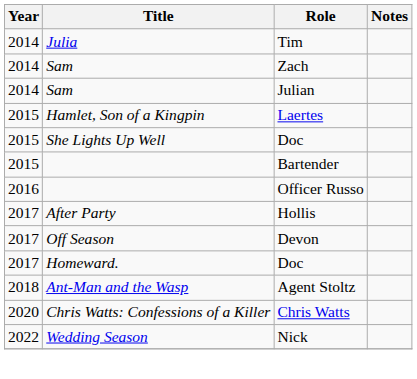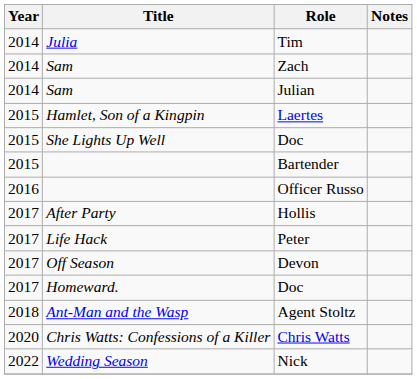+ row: (24, 238)
